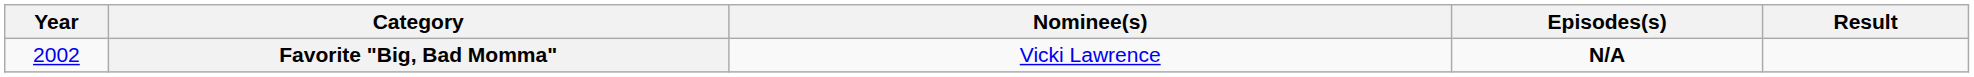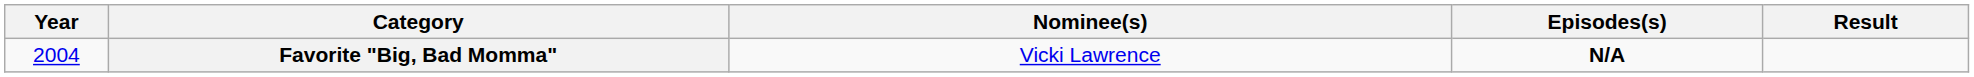(56, 55) 2002 -> (56, 55) 2004
